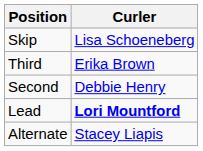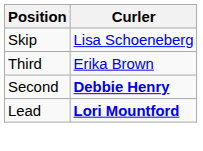(120, 87) normal -> (122, 87) bold
- row: (38, 134)
